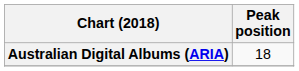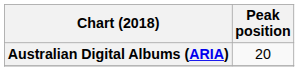(263, 54) 18 -> (263, 54) 20
